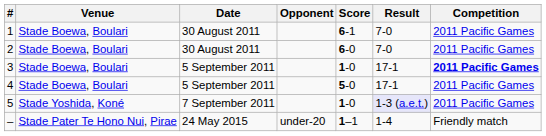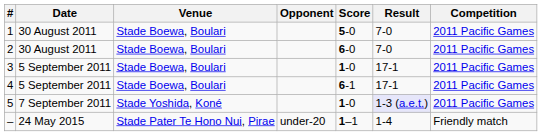columns swapped: (228, 13) <-> (98, 13)
(347, 31) 6-1 -> (347, 31) 5-0
(486, 67) bold -> (484, 67) normal
(347, 85) 5-0 -> (347, 85) 6-1
